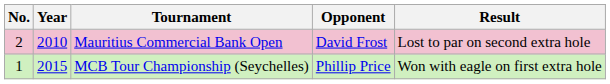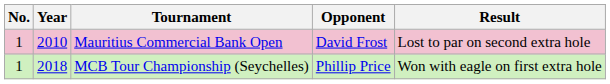(19, 41) 2 -> (19, 41) 1
(52, 66) 2015 -> (52, 66) 2018
